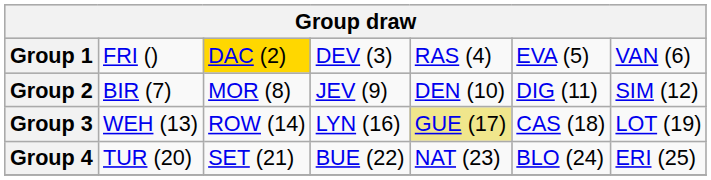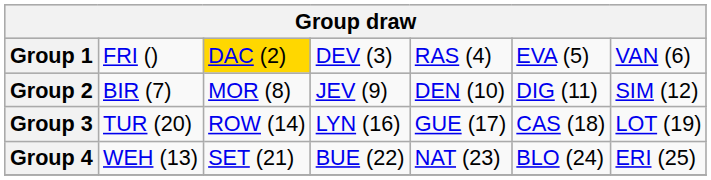(150, 124) WEH (13) -> (147, 124) TUR (20)
(460, 124) khaki background -> (460, 124) no background
(147, 158) TUR (20) -> (150, 158) WEH (13)
